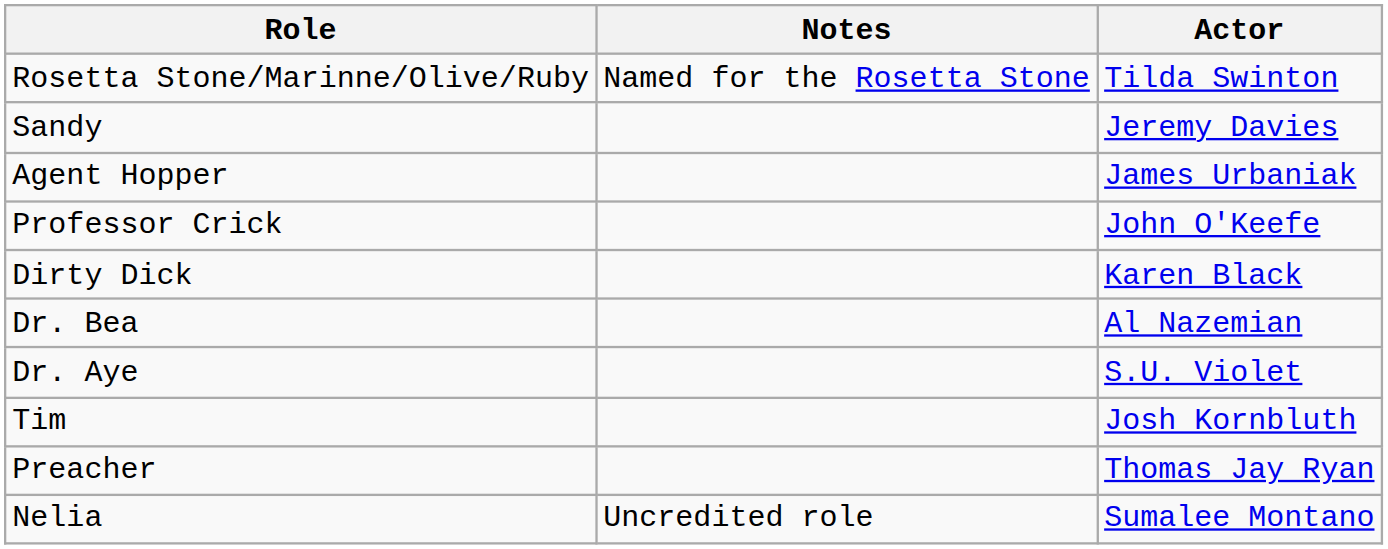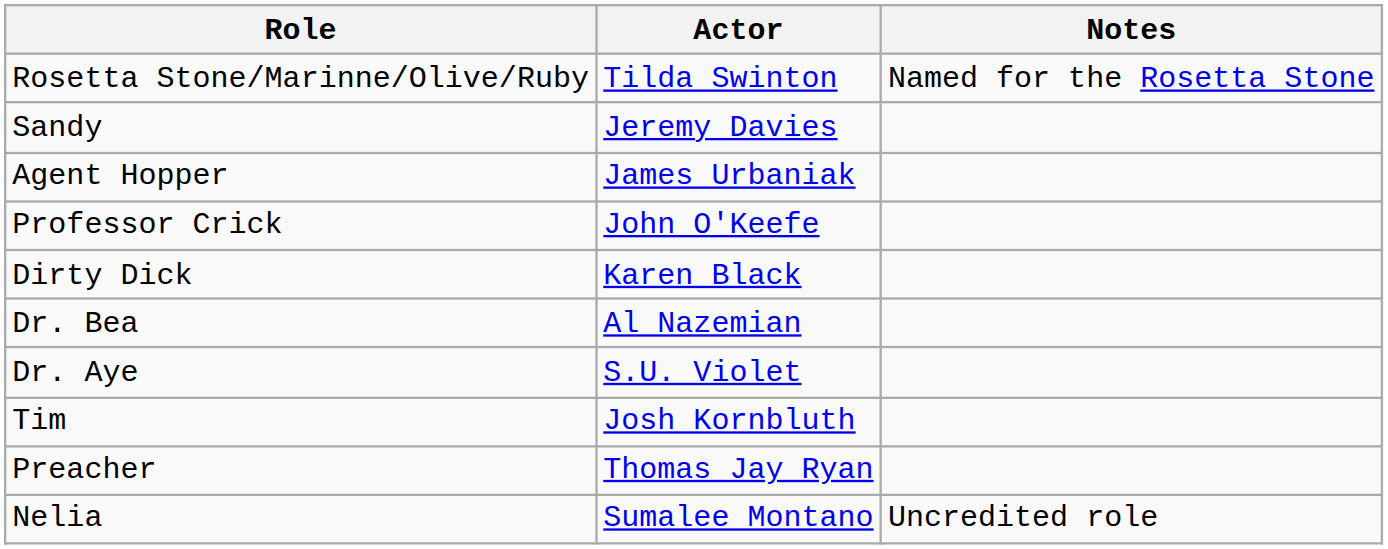columns swapped: (1239, 30) <-> (847, 30)
